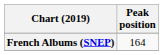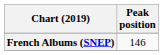(138, 42) 164 -> (138, 42) 146
